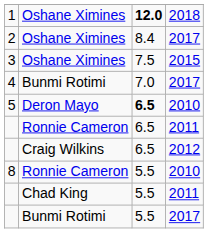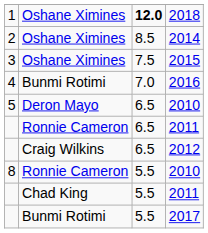(145, 37) 8.4 -> (145, 37) 8.5
(184, 37) 2017 -> (184, 37) 2014
(184, 82) 2017 -> (184, 82) 2016
(145, 104) bold -> (145, 104) normal
